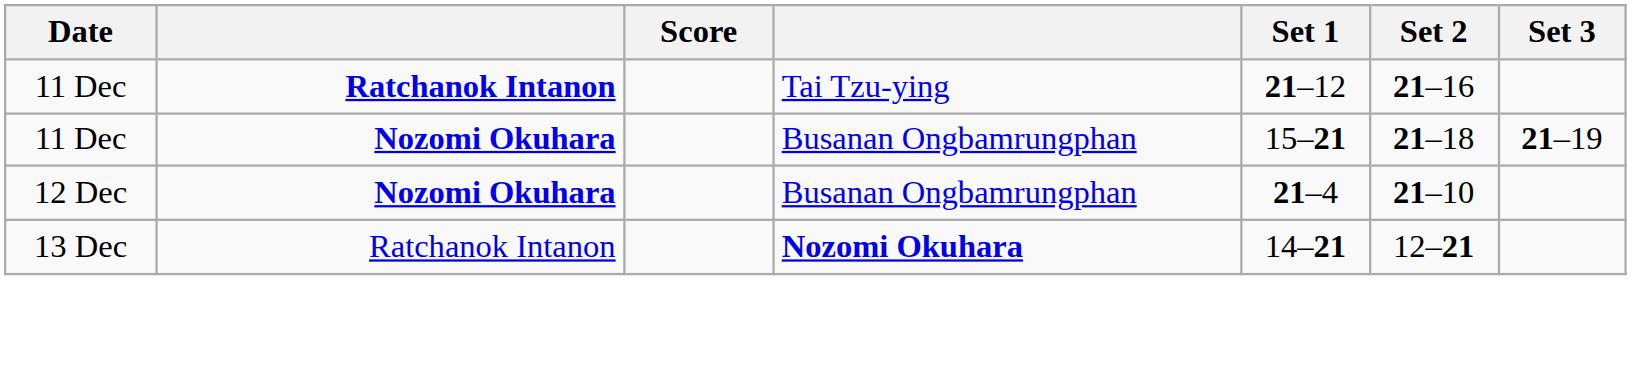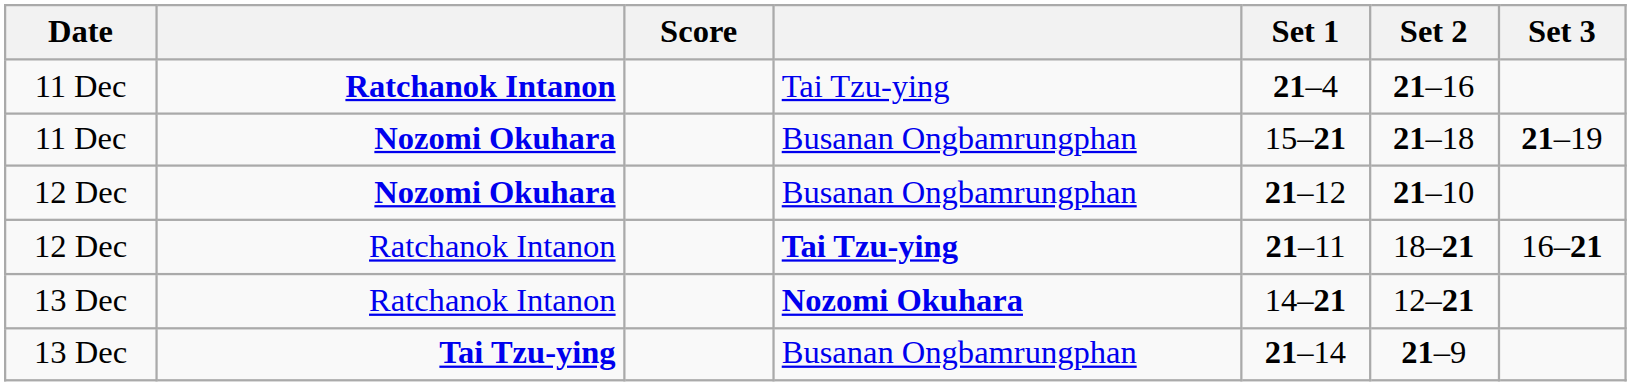(1305, 85) 21–12 -> (1305, 85) 21–4
(1305, 192) 21–4 -> (1305, 192) 21–12
+ row: (81, 246)
+ row: (81, 353)
